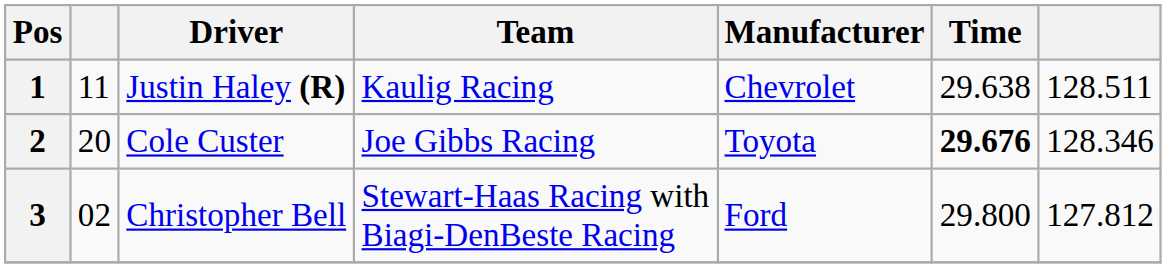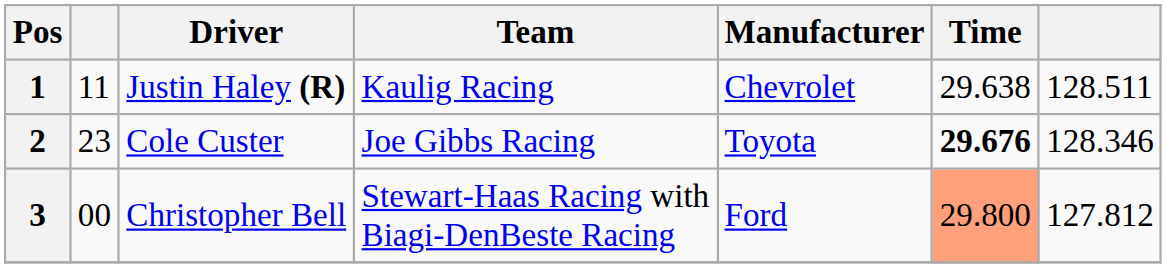(94, 141) 20 -> (94, 141) 23
(94, 215) 02 -> (94, 215) 00
(985, 215) no background -> (985, 215) lightsalmon background
